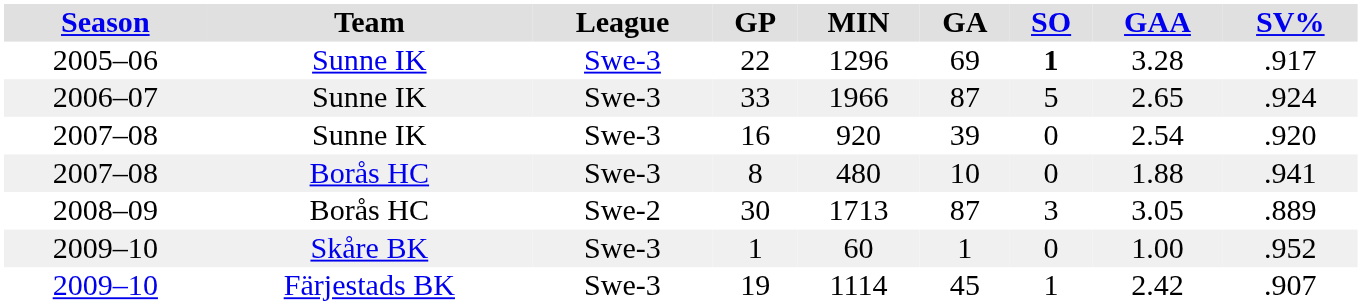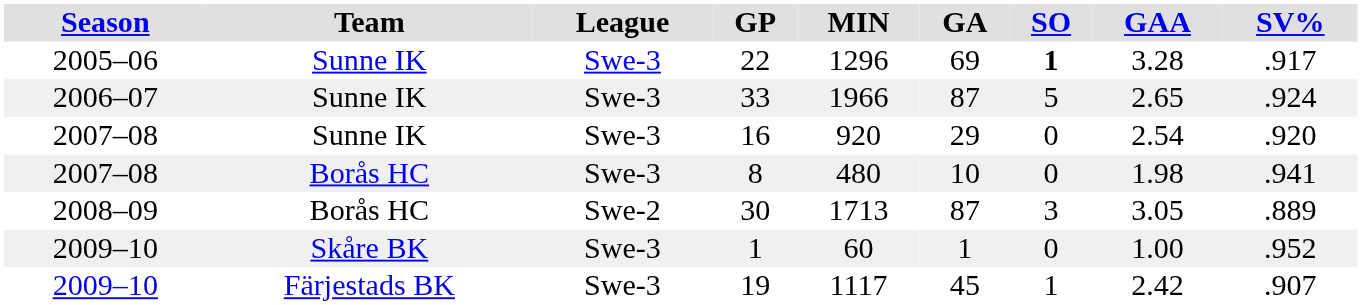(965, 135) 39 -> (965, 135) 29
(1157, 172) 1.88 -> (1157, 172) 1.98
(859, 285) 1114 -> (859, 285) 1117
